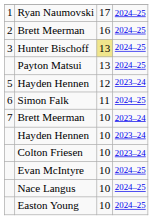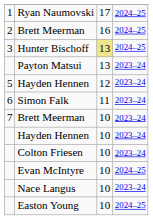(130, 65) 2024–25 -> (130, 65) 2023–24
(130, 100) 2024–25 -> (130, 100) 2023–24
(130, 188) 2024–25 -> (130, 188) 2023–24
